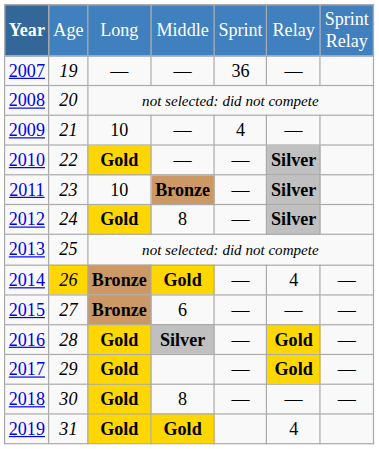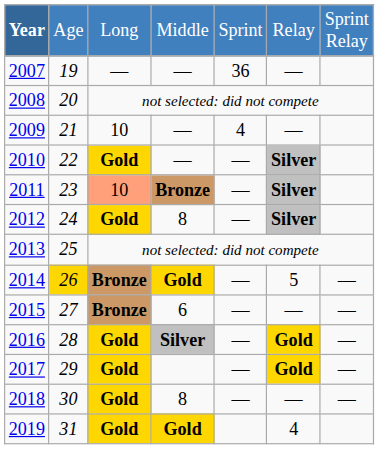(119, 190) no background -> (119, 190) lightsalmon background
(294, 279) 4 -> (294, 279) 5
